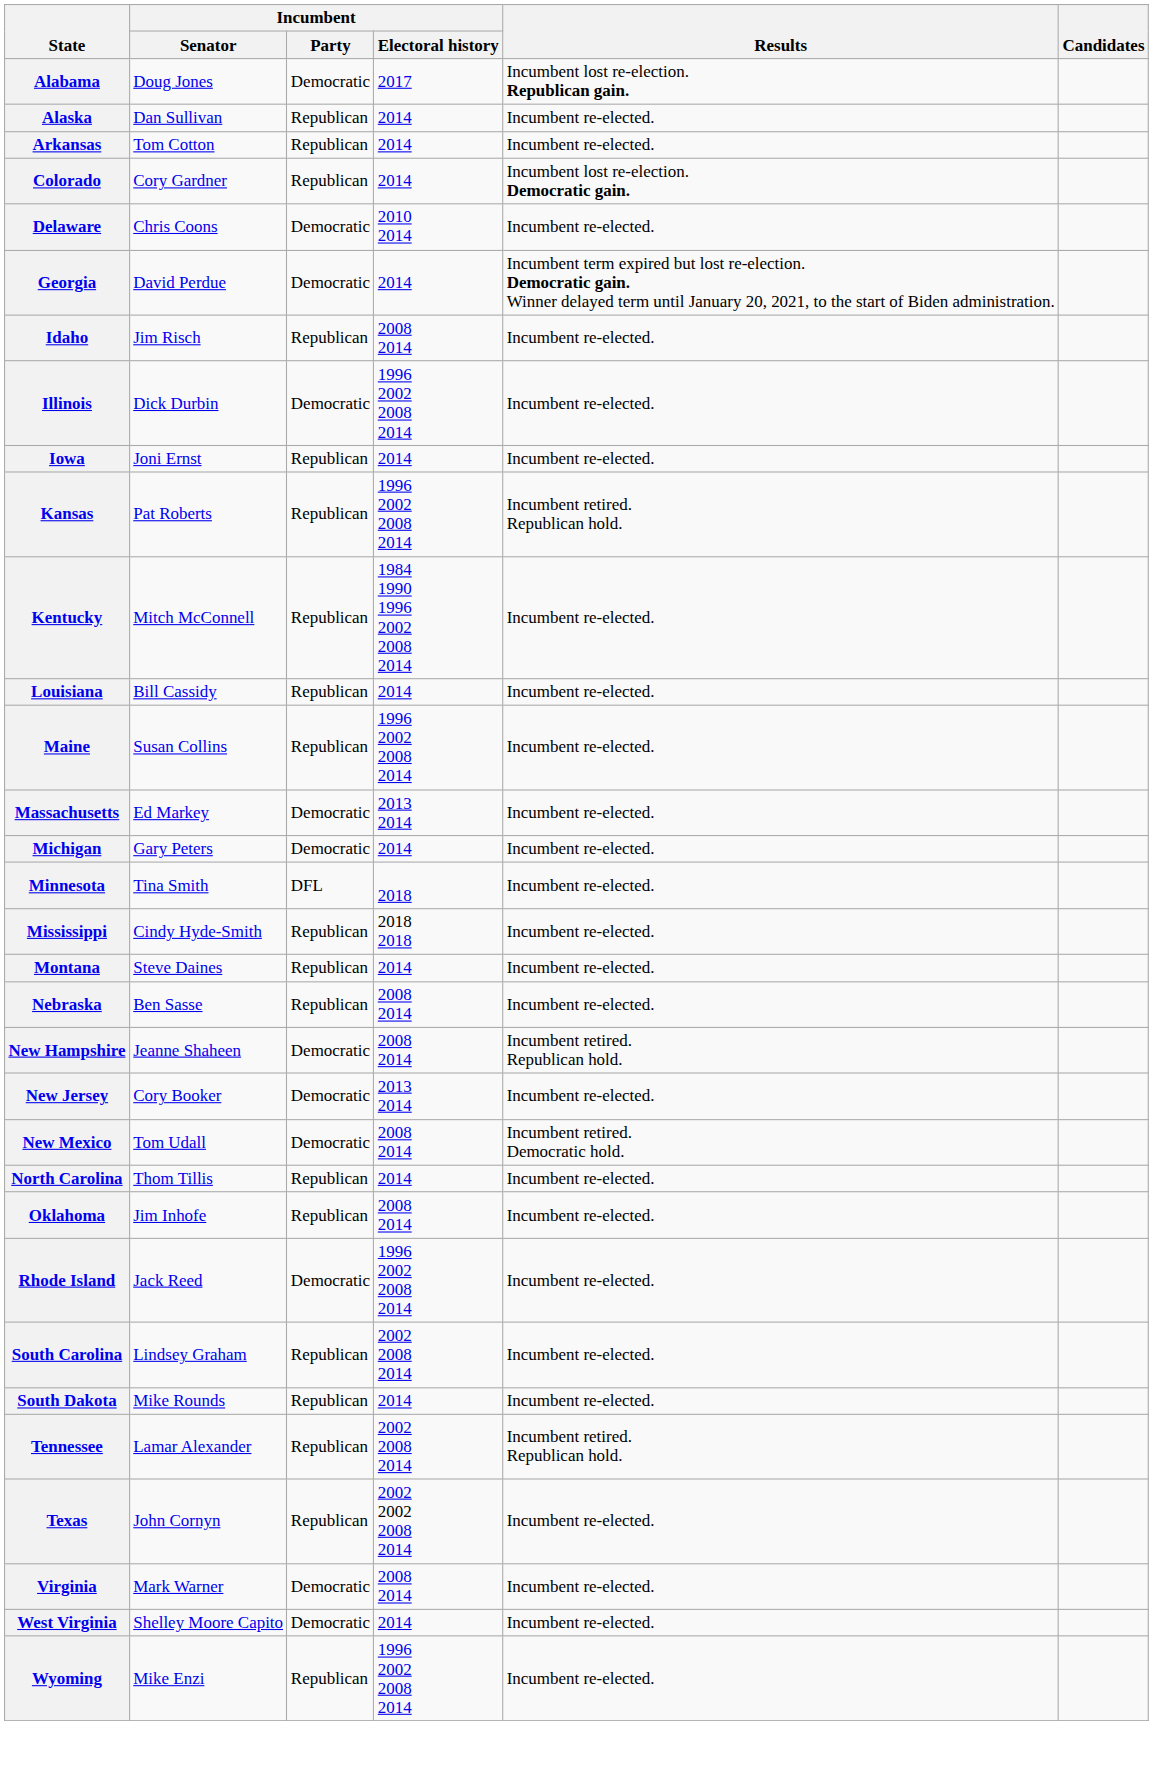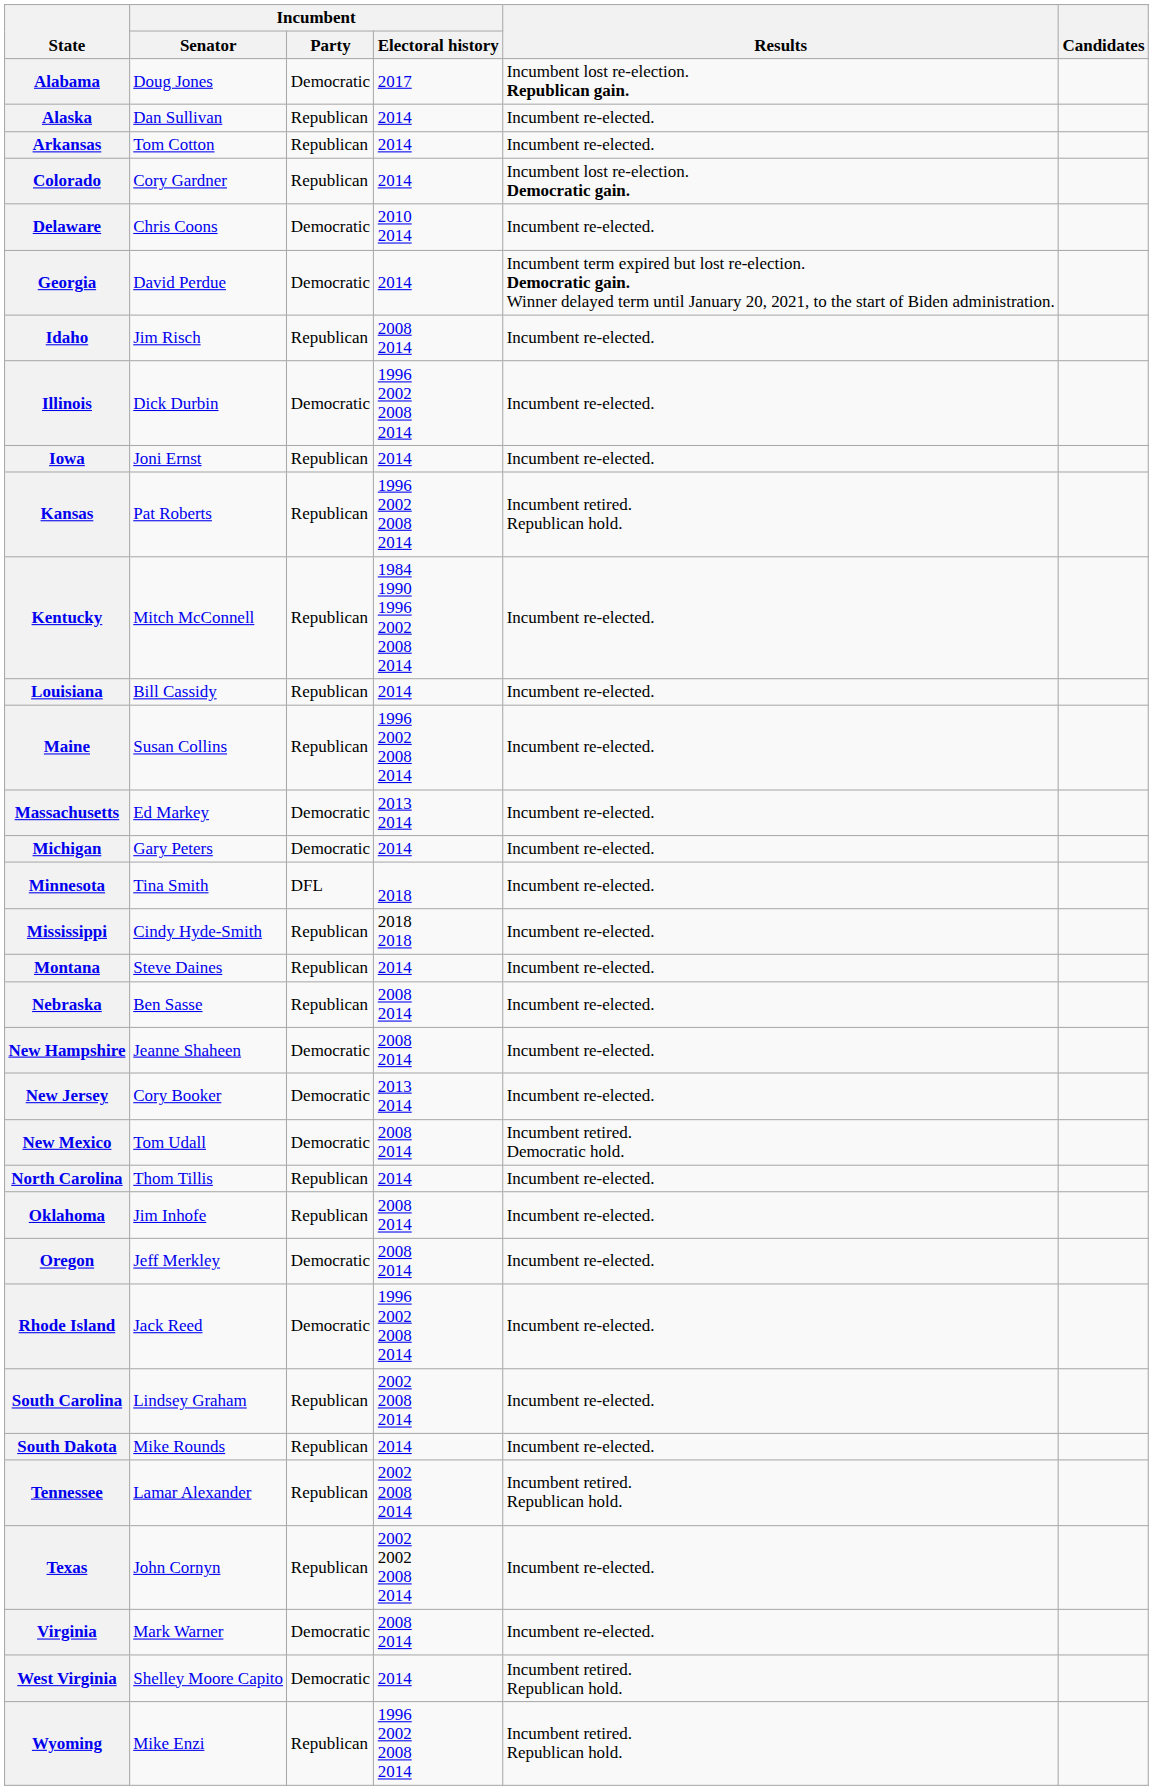(569, 1050) Incumbent retired. Republican hold. -> (581, 1050) Incumbent re-elected.
+ row: (67, 1261)
(581, 1622) Incumbent re-elected. -> (569, 1678) Incumbent retired. Republican hold.
(581, 1678) Incumbent re-elected. -> (569, 1743) Incumbent retired. Republican hold.
